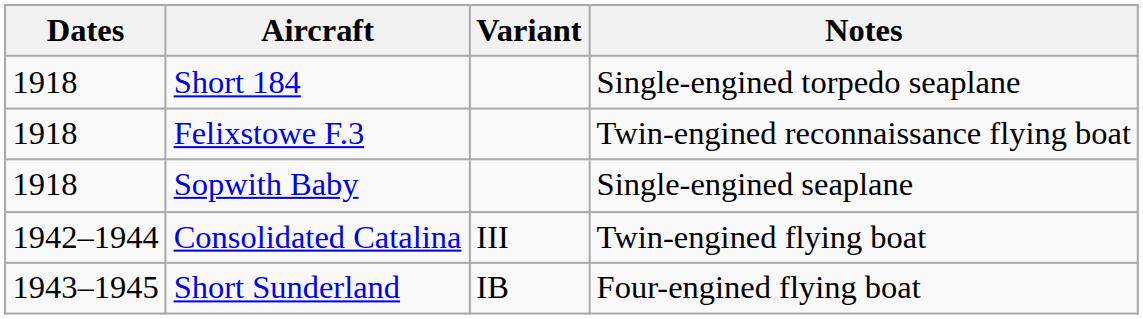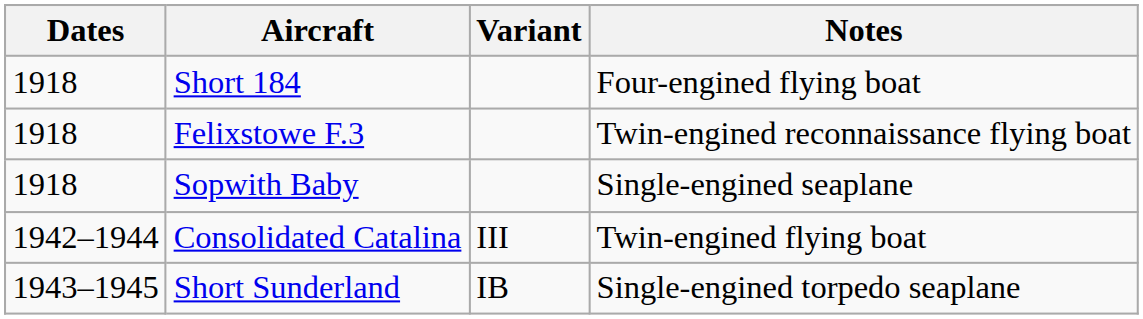(809, 81) Single-engined torpedo seaplane -> (759, 81) Four-engined flying boat
(759, 287) Four-engined flying boat -> (809, 287) Single-engined torpedo seaplane
